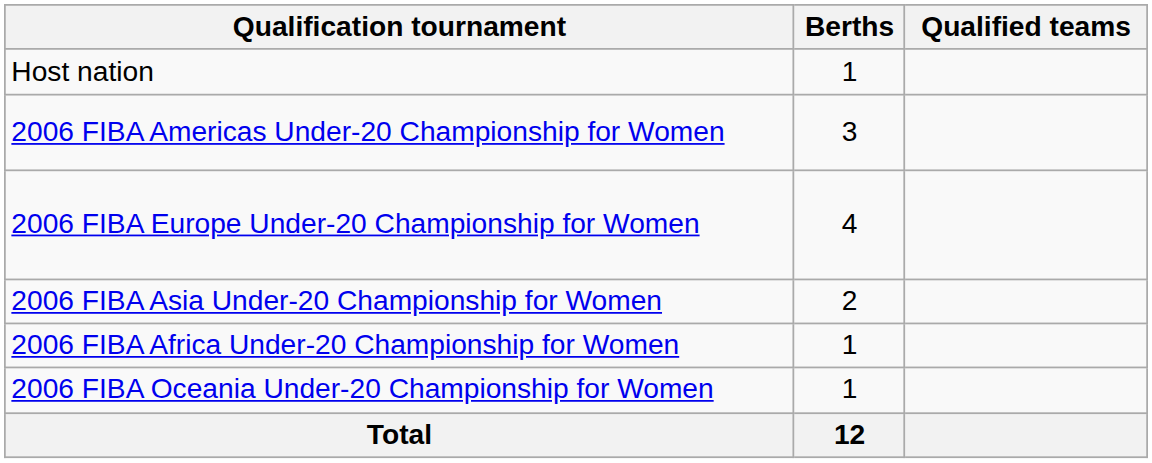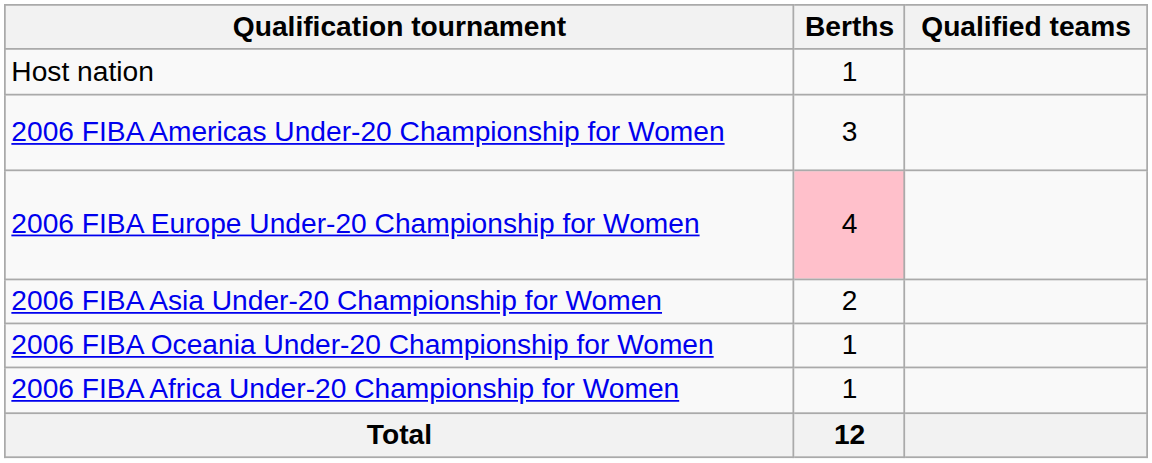(850, 224) no background -> (850, 224) pink background
rows swapped: (345, 345) <-> (363, 389)
